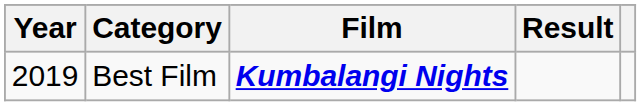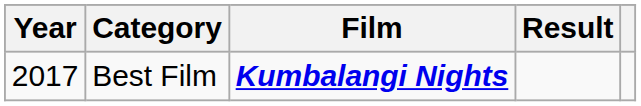(45, 75) 2019 -> (45, 75) 2017
